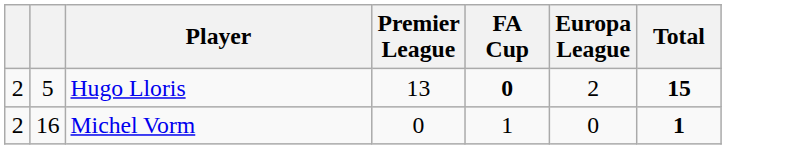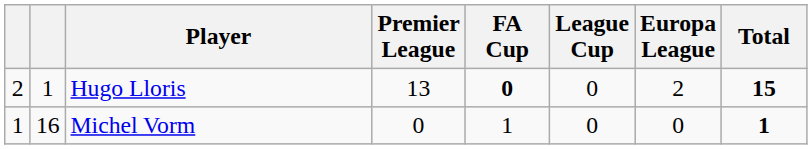+ column: (592, 36)
(48, 87) 5 -> (48, 87) 1
(18, 125) 2 -> (18, 125) 1
